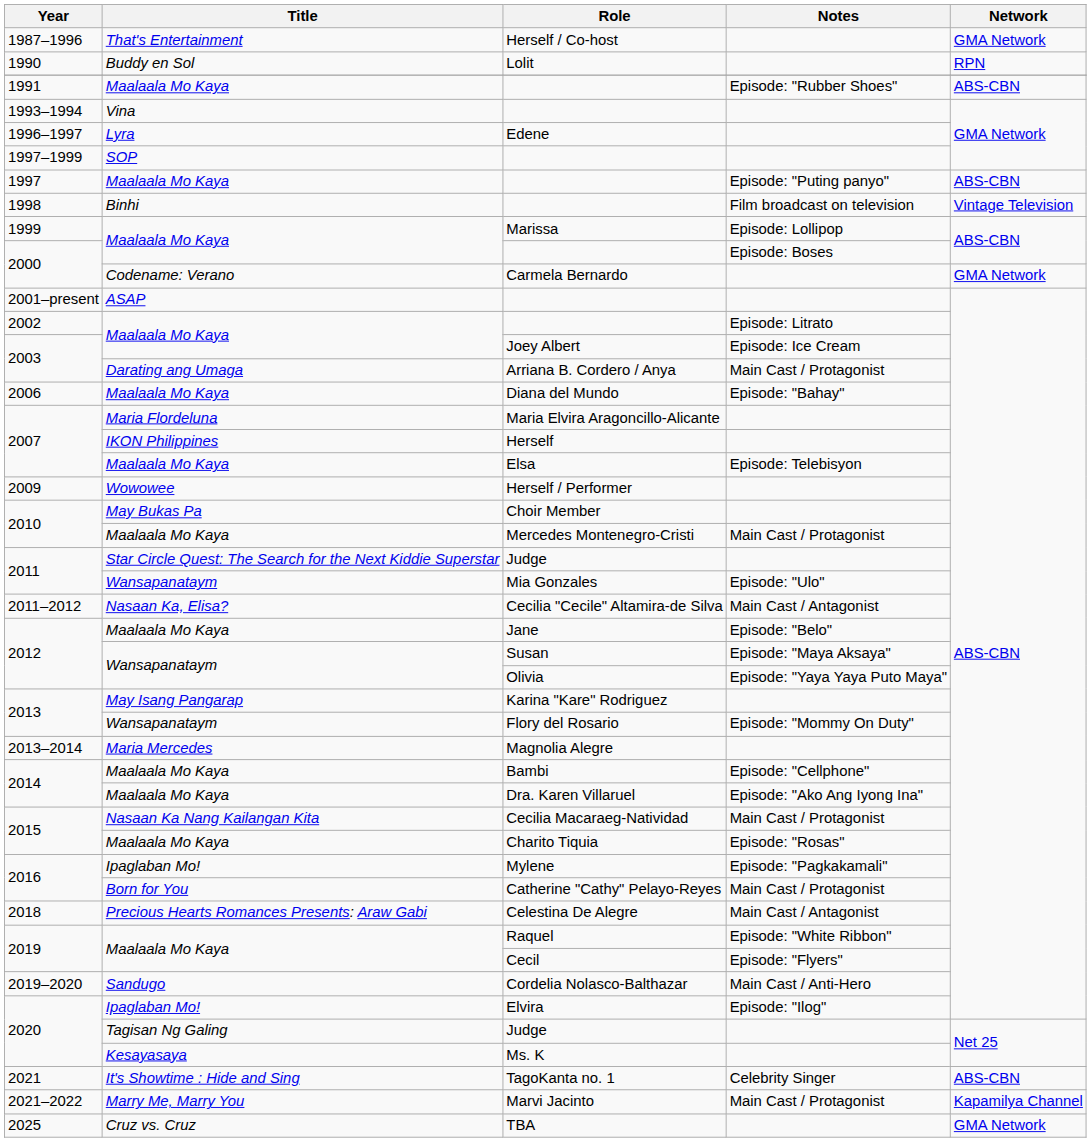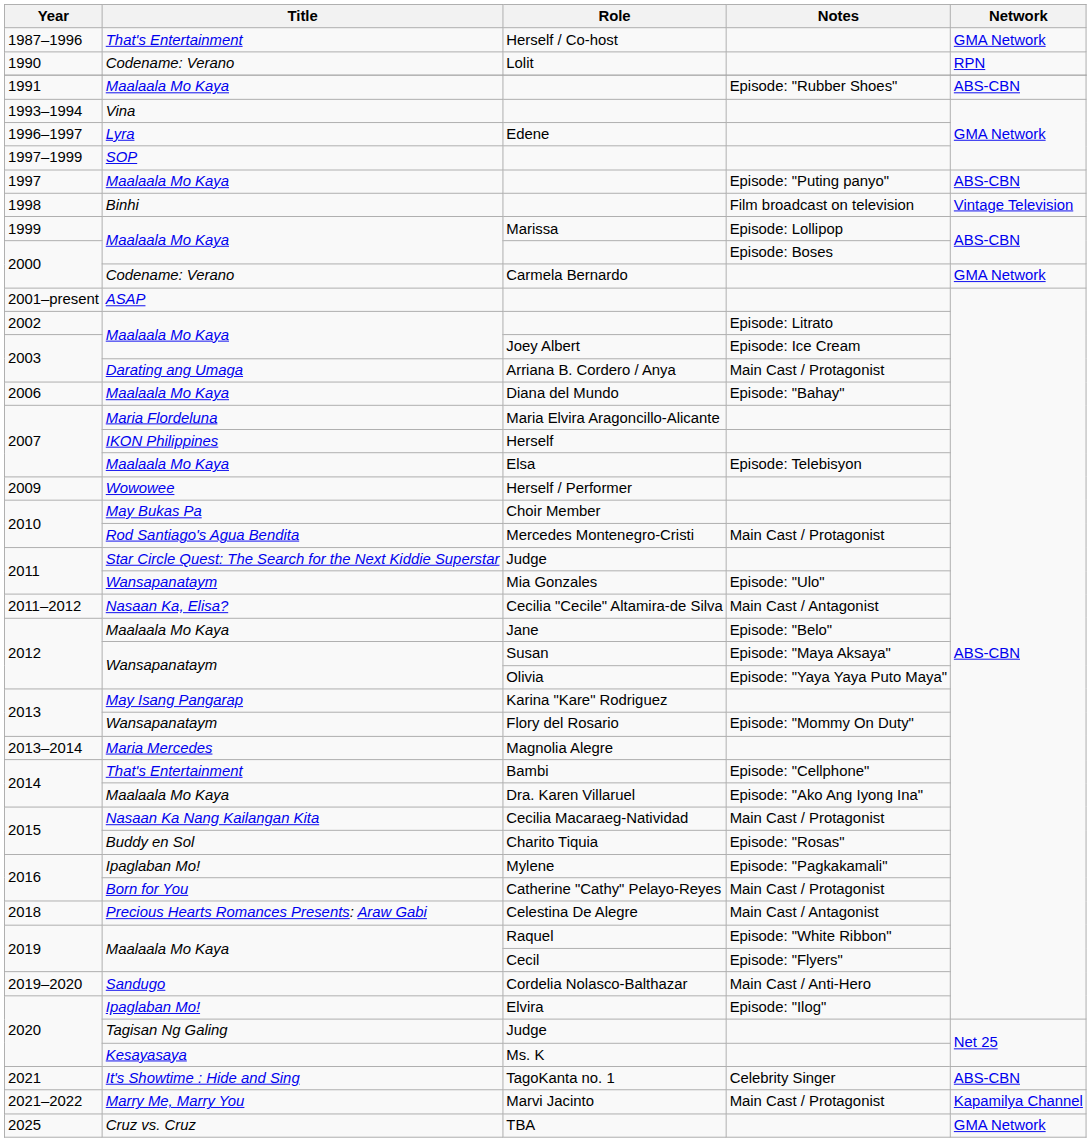(150, 63) Buddy en Sol -> (170, 63) Codename: Verano
(167, 535) Maalaala Mo Kaya -> (202, 535) Rod Santiago's Agua Bendita
(167, 771) Maalaala Mo Kaya -> (174, 771) That's Entertainment
(167, 842) Maalaala Mo Kaya -> (150, 842) Buddy en Sol
